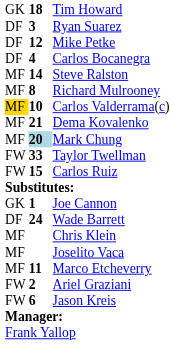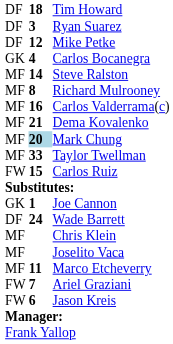(15, 10) GK -> (14, 10) DF
(14, 58) DF -> (15, 58) GK
(15, 106) gold background -> (15, 106) no background
(36, 106) 10 -> (36, 106) 16
(15, 155) FW -> (15, 155) MF
(32, 284) 2 -> (32, 284) 7
